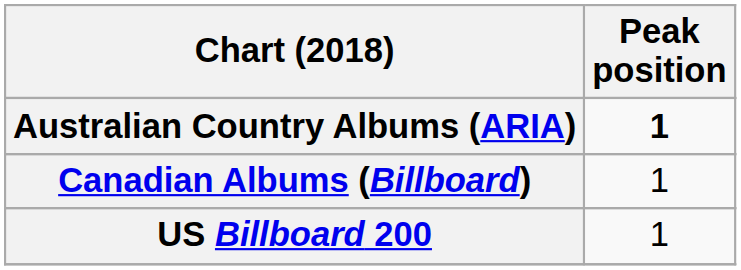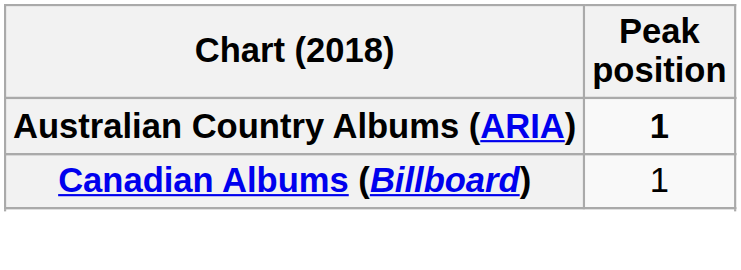- row: (295, 235)
